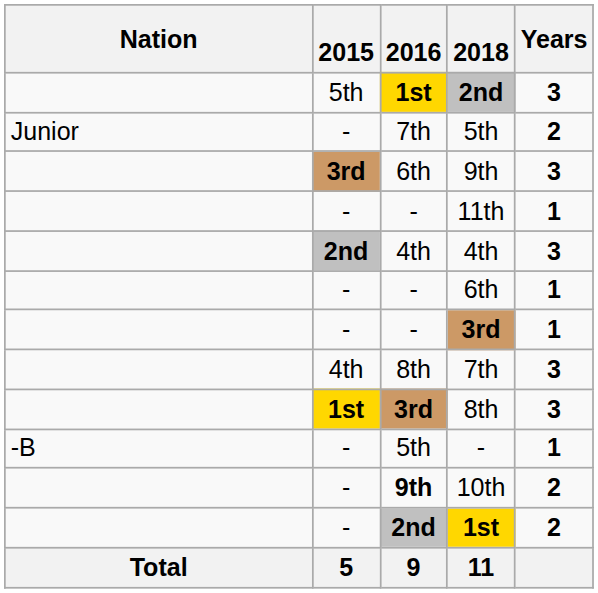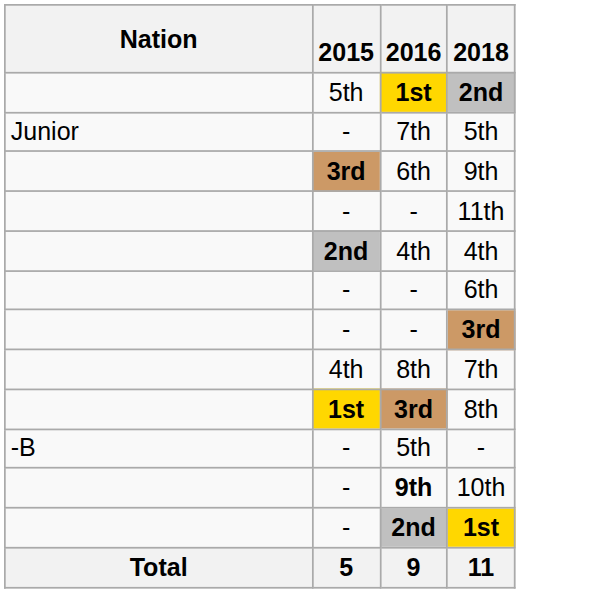- column: (554, 39)
